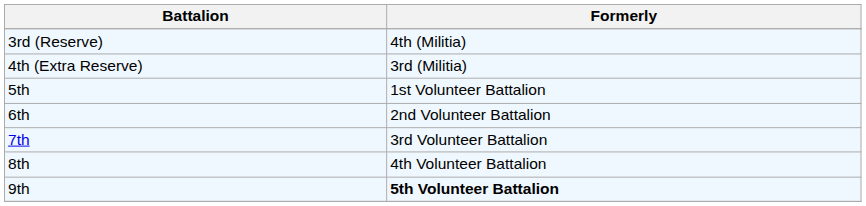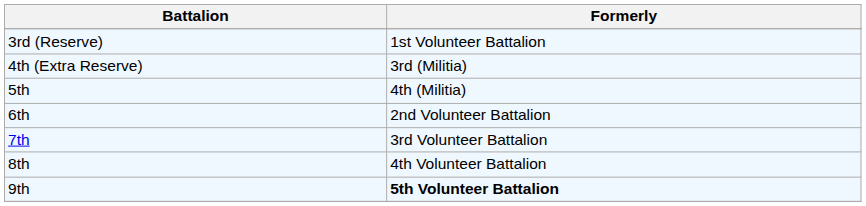(428, 41) 4th (Militia) -> (468, 41) 1st Volunteer Battalion
(468, 90) 1st Volunteer Battalion -> (428, 90) 4th (Militia)
